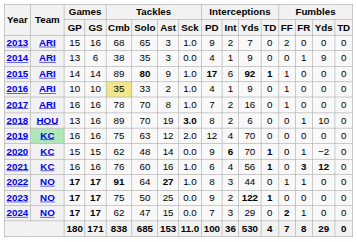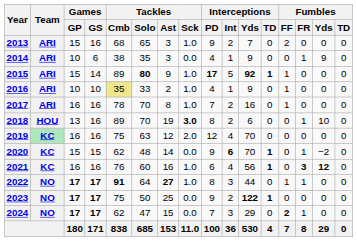(75, 58) 13 -> (75, 58) 10
(75, 74) 14 -> (75, 74) 15
(230, 74) 6 -> (230, 74) 5
